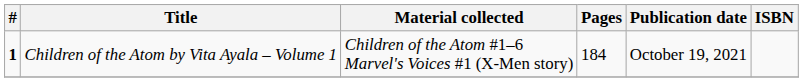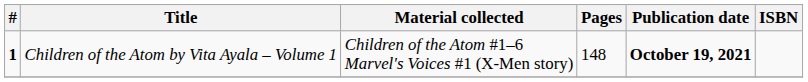(594, 53) 184 -> (594, 53) 148
(688, 53) normal -> (691, 53) bold
